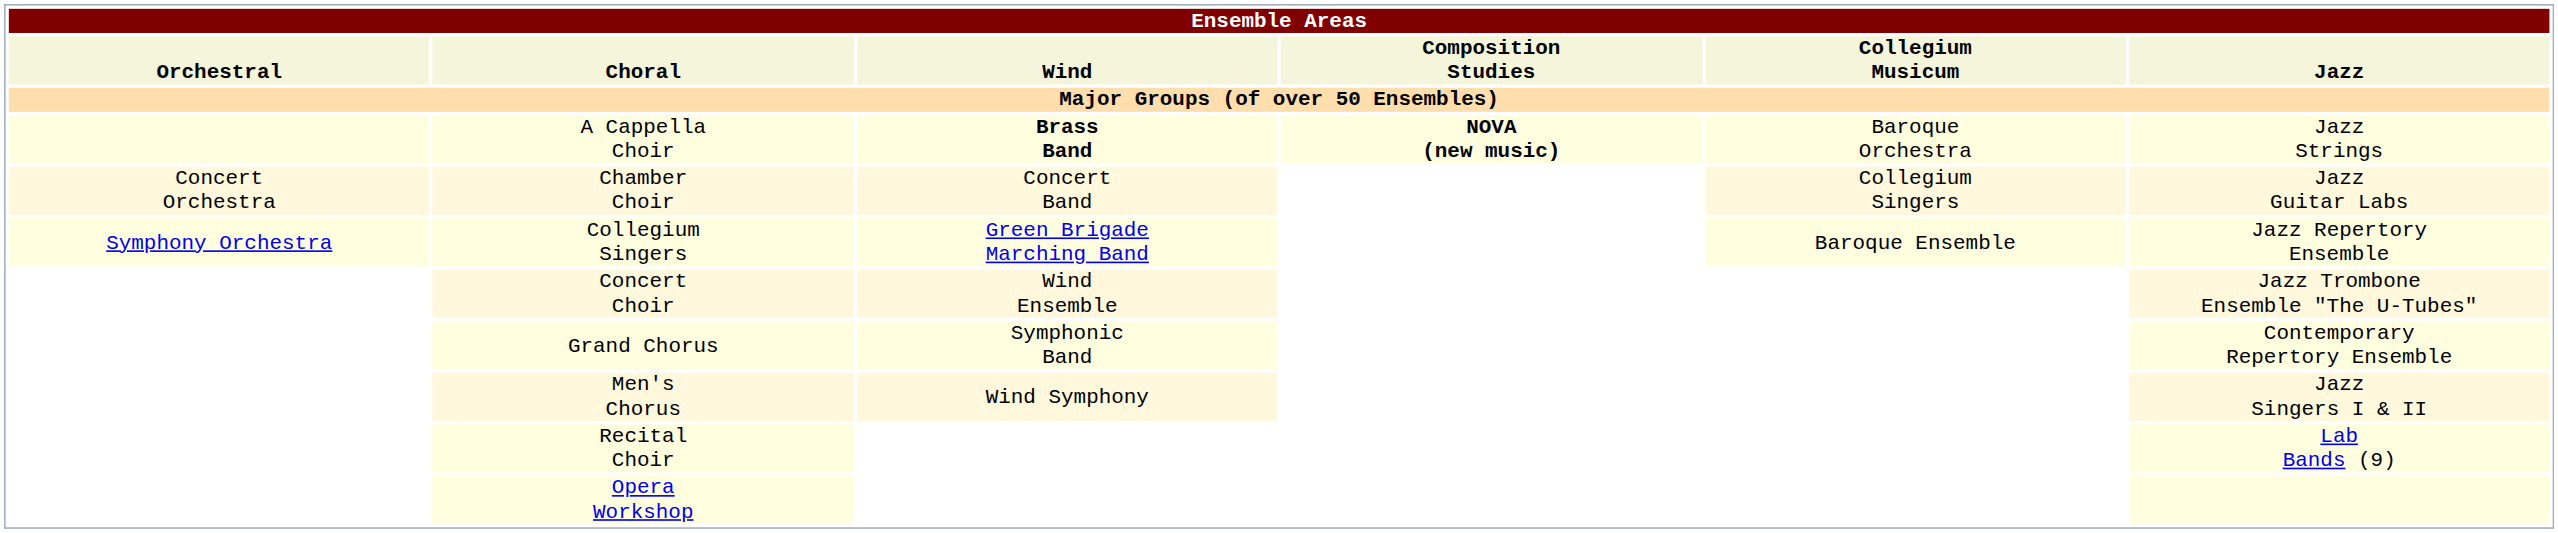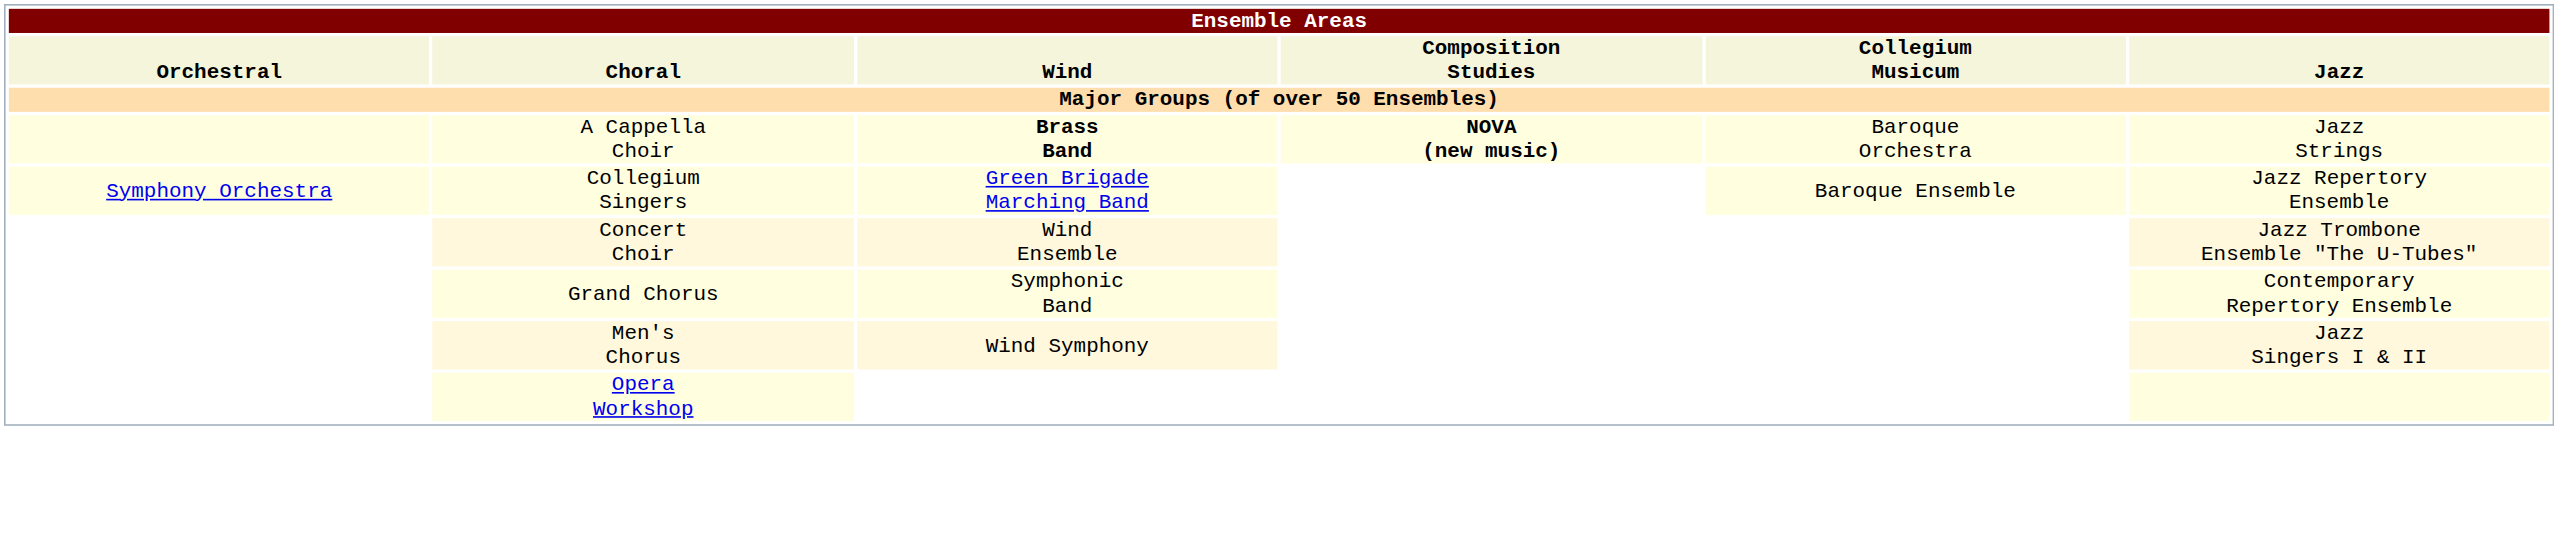- row: (643, 191)
- row: (643, 448)
